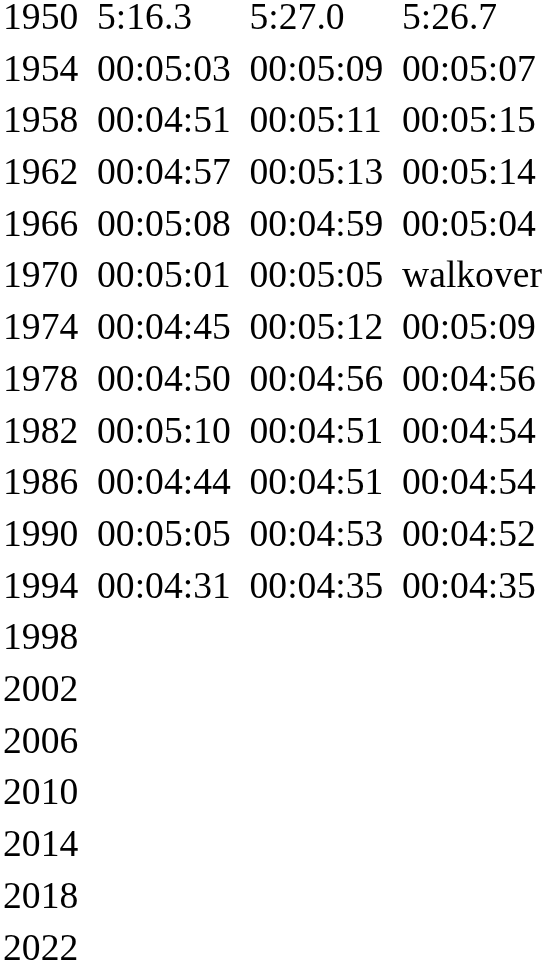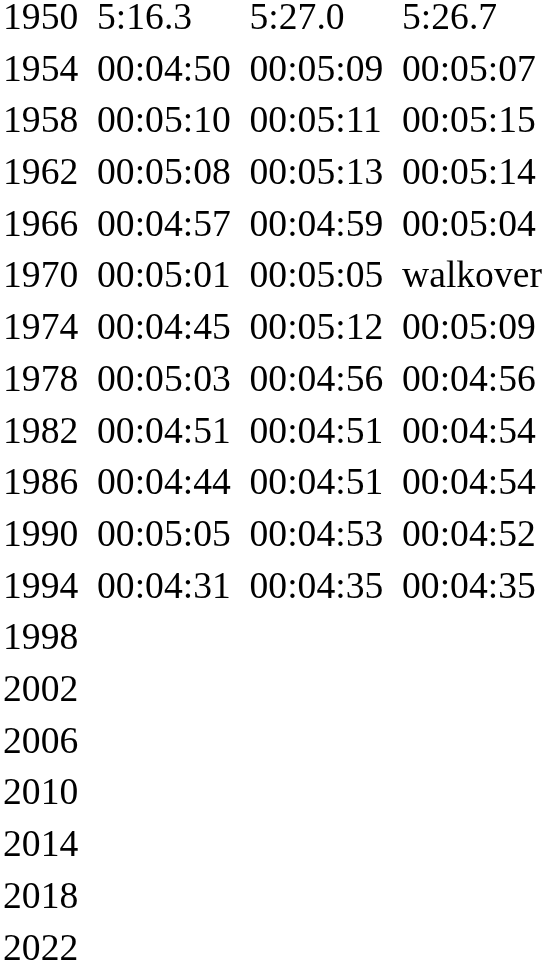(164, 68) 00:05:03 -> (164, 68) 00:04:50
(164, 119) 00:04:51 -> (164, 119) 00:05:10
(164, 171) 00:04:57 -> (164, 171) 00:05:08
(164, 223) 00:05:08 -> (164, 223) 00:04:57
(164, 378) 00:04:50 -> (164, 378) 00:05:03
(164, 430) 00:05:10 -> (164, 430) 00:04:51
